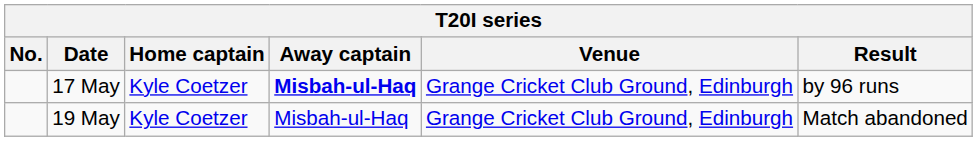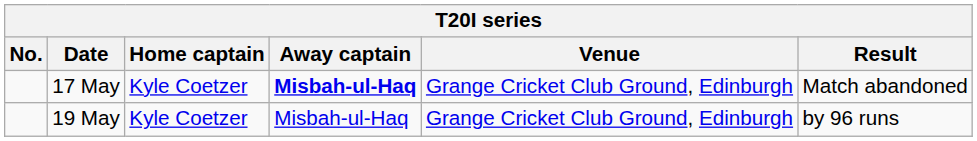(851, 86) by 96 runs -> (885, 86) Match abandoned
(885, 119) Match abandoned -> (851, 119) by 96 runs
